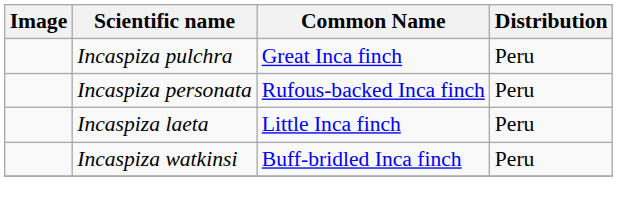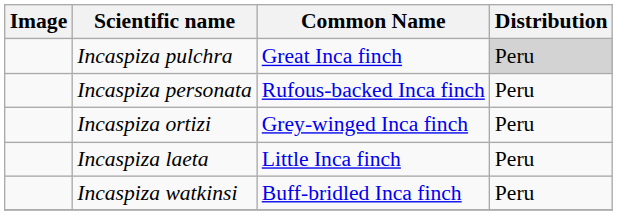(515, 55) no background -> (515, 55) lightgrey background
+ row: (144, 124)
